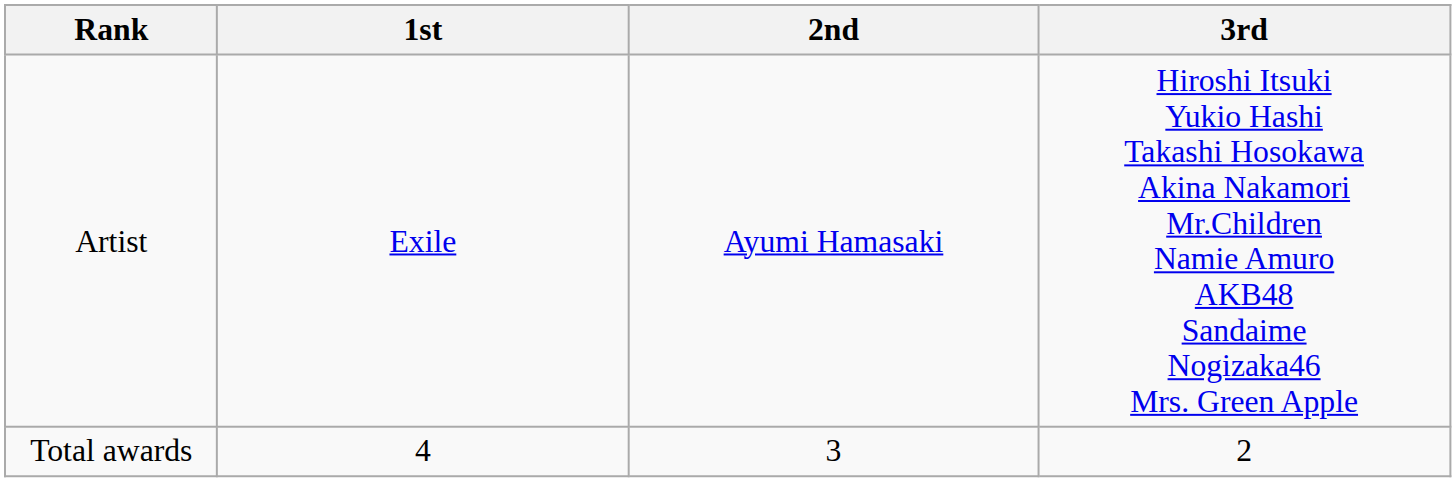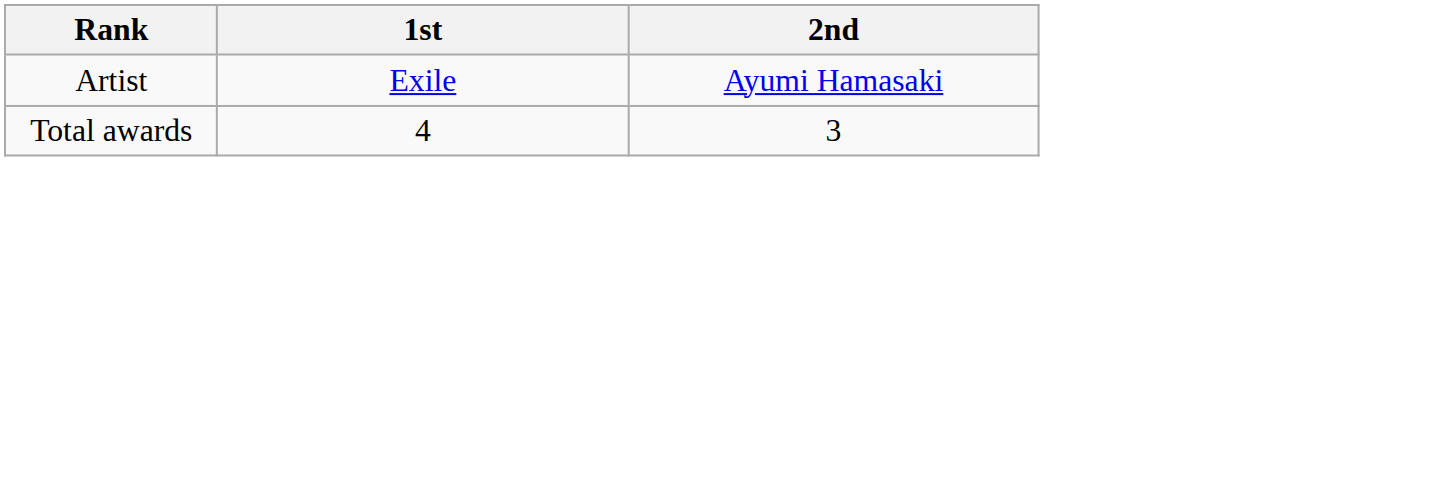- column: (1244, 29)
